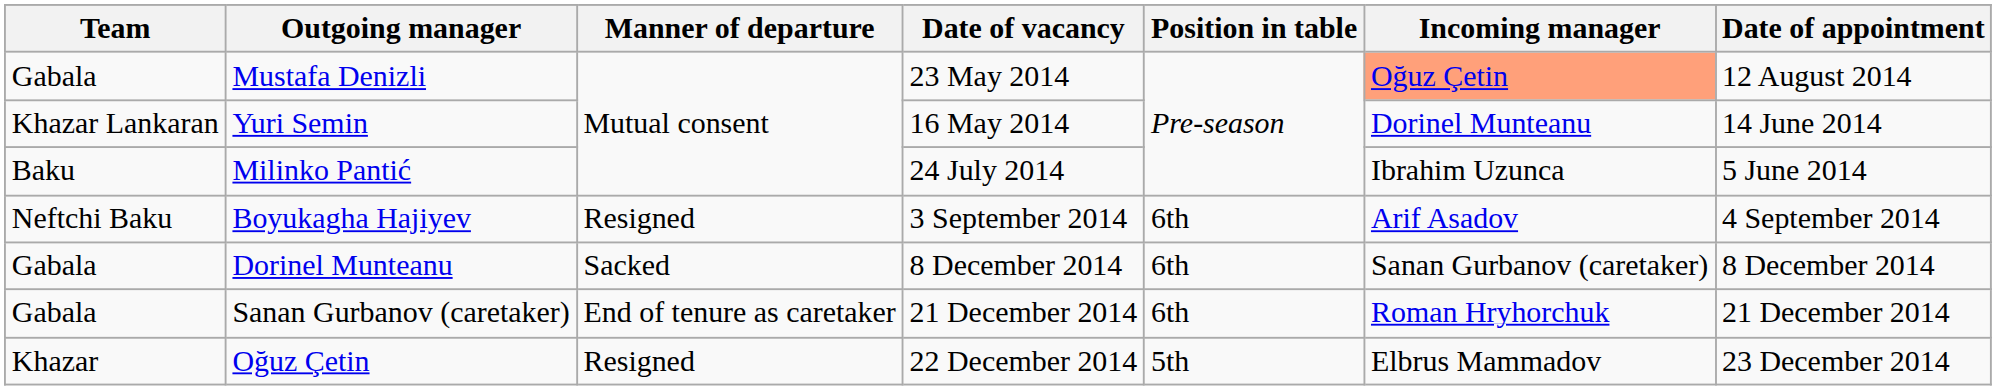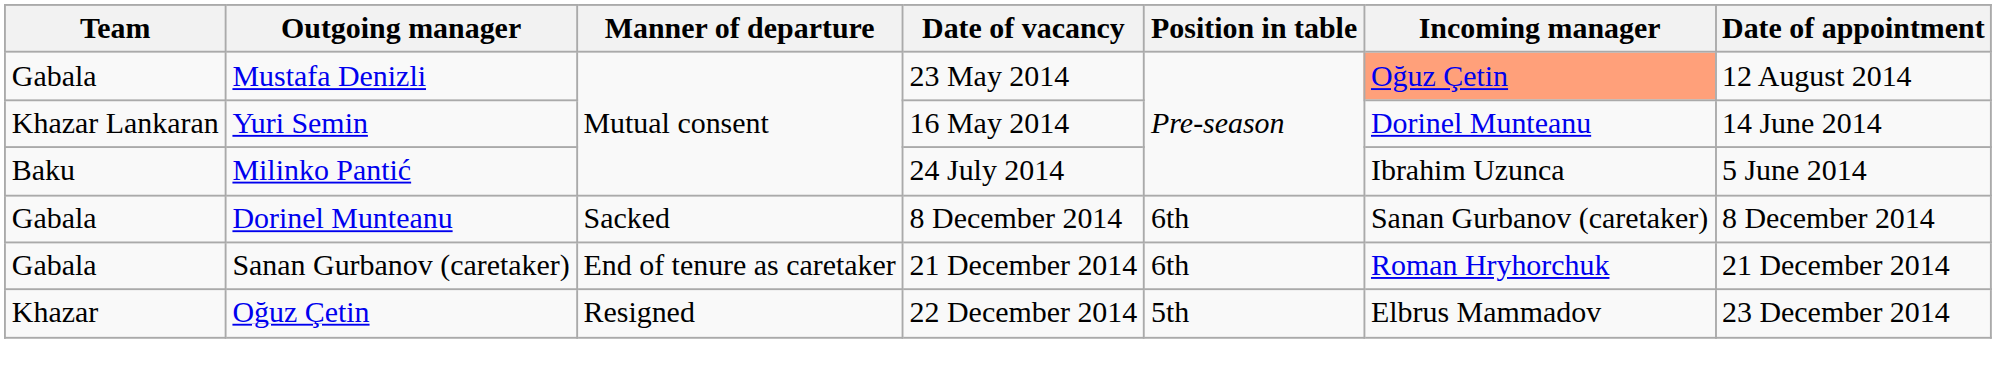- row: (352, 218)
